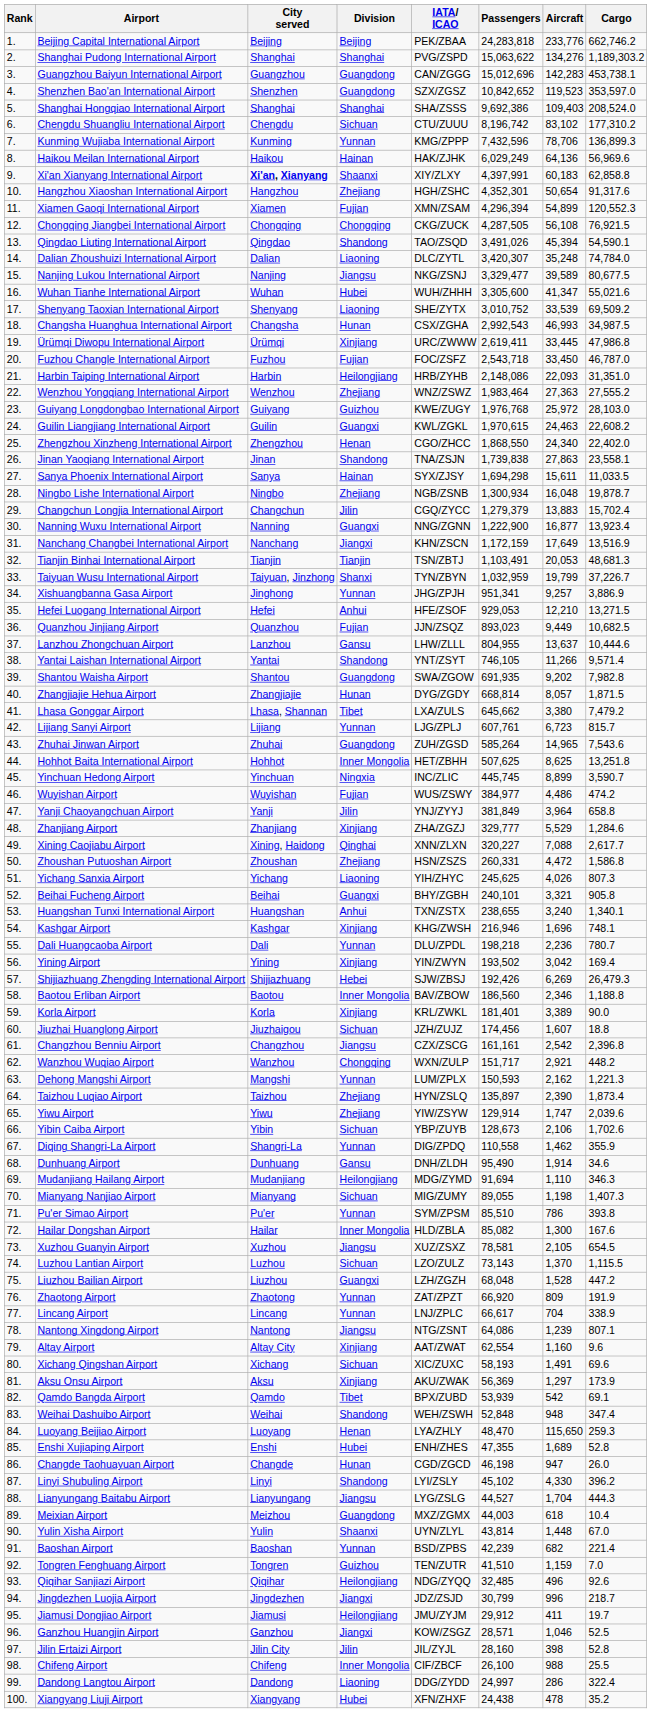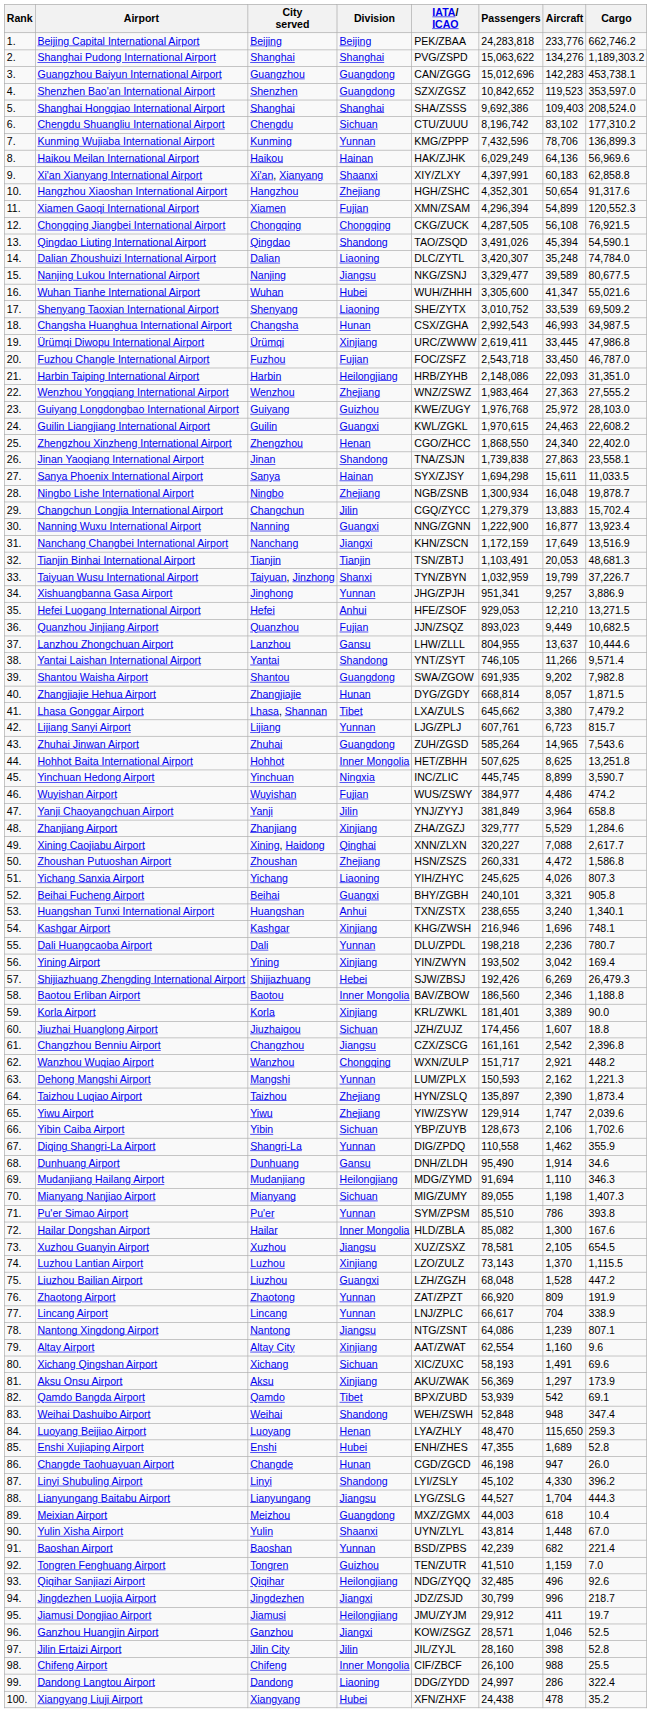(289, 175) bold -> (287, 175) normal
(359, 1264) Sichuan -> (358, 1264) Xinjiang
